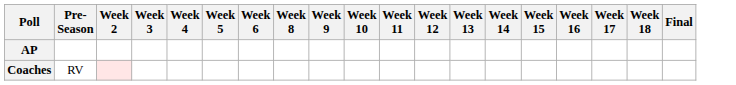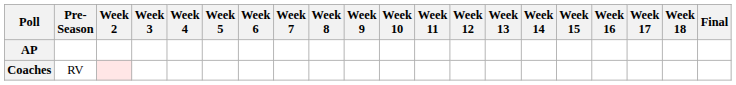+ column: (291, 22)
